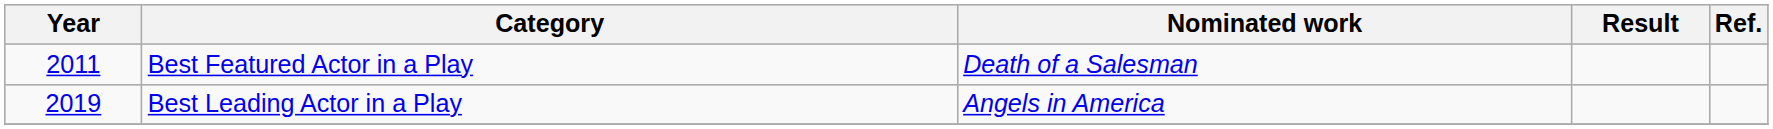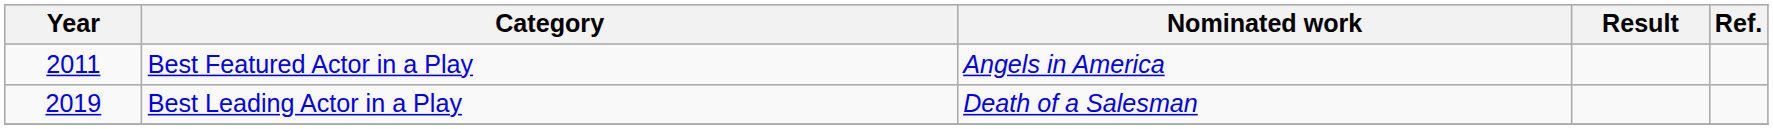(1080, 64) Death of a Salesman -> (1064, 64) Angels in America
(1064, 104) Angels in America -> (1080, 104) Death of a Salesman
